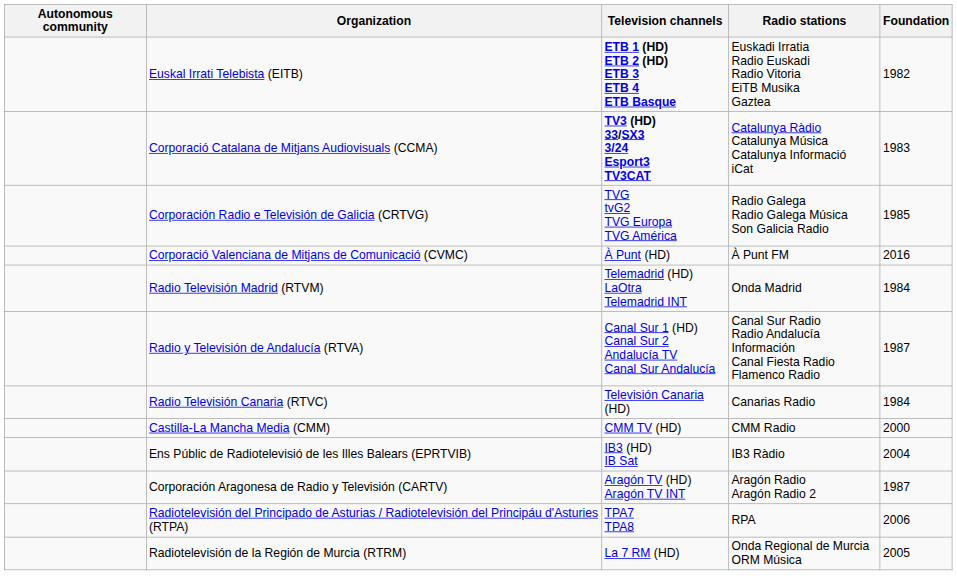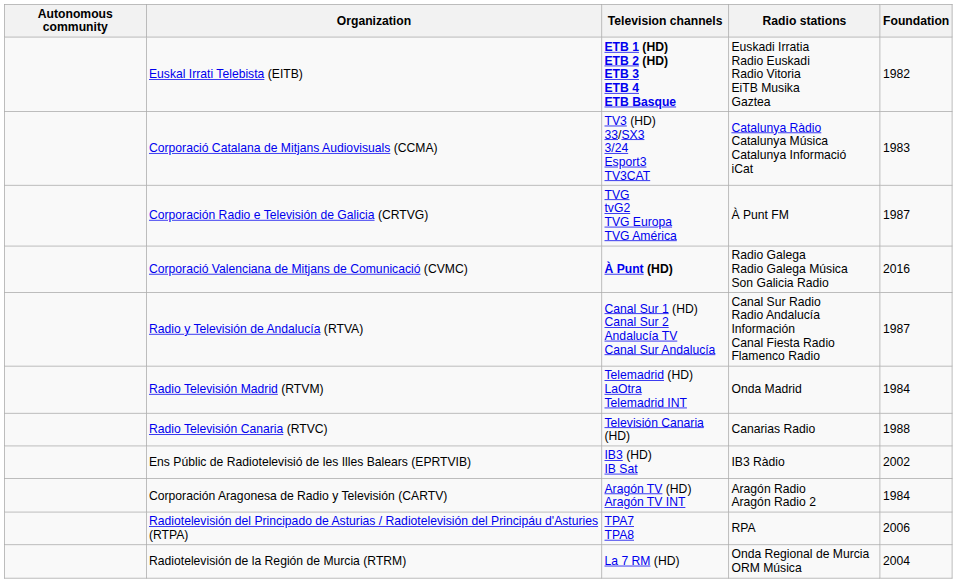(630, 148) bold -> (630, 148) normal
(790, 215) Radio Galega Radio Galega Música Son Galicia Radio -> (760, 215) À Punt FM
(897, 215) 1985 -> (897, 215) 1987
(637, 255) normal -> (639, 269) bold
(760, 255) À Punt FM -> (790, 269) Radio Galega Radio Galega Música Son Galicia Radio
rows swapped: (256, 348) <-> (236, 288)
(897, 402) 1984 -> (897, 429) 1988
- row: (240, 428)
(897, 454) 2004 -> (897, 462) 2002
(897, 487) 1987 -> (897, 495) 1984
(897, 553) 2005 -> (897, 561) 2004
